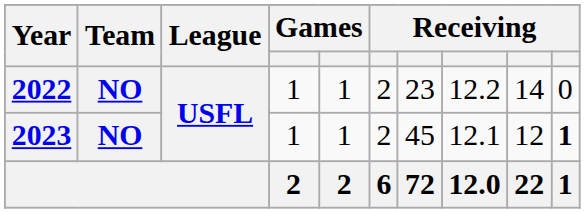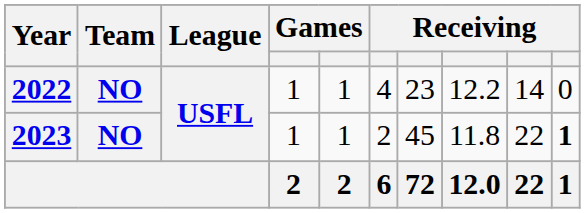(384, 89) 2 -> (384, 89) 4
(475, 136) 12.1 -> (475, 136) 11.8
(529, 136) 12 -> (529, 136) 22
